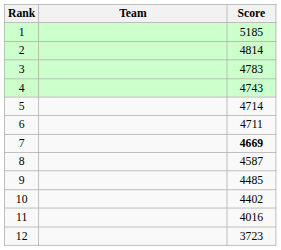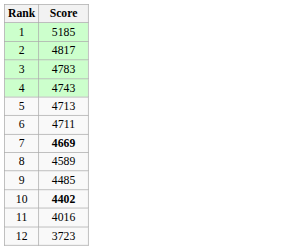- column: (133, 13)
(251, 50) 4814 -> (64, 50) 4817
(251, 106) 4714 -> (64, 106) 4713
(251, 161) 4587 -> (64, 161) 4589
(251, 198) normal -> (64, 198) bold
